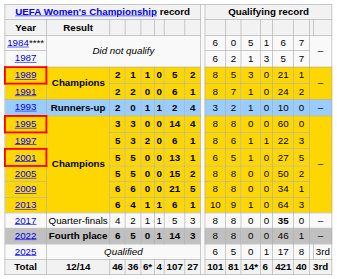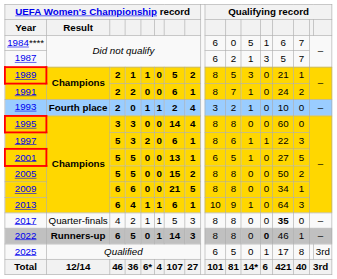(78, 107) Runners-up -> (78, 107) Fourth place
(78, 236) Fourth place -> (78, 236) Runners-up
(267, 236) normal -> (267, 236) bold
